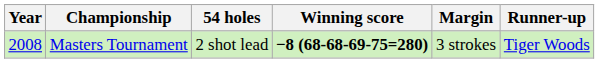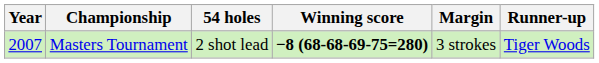(25, 44) 2008 -> (25, 44) 2007
